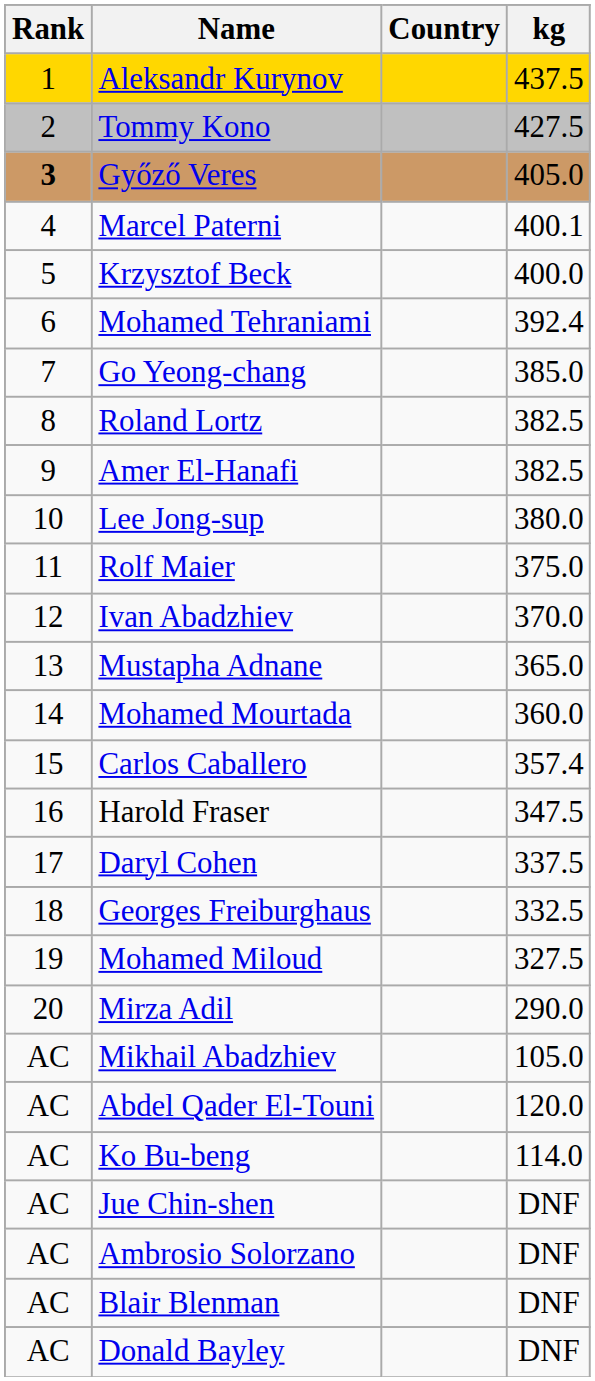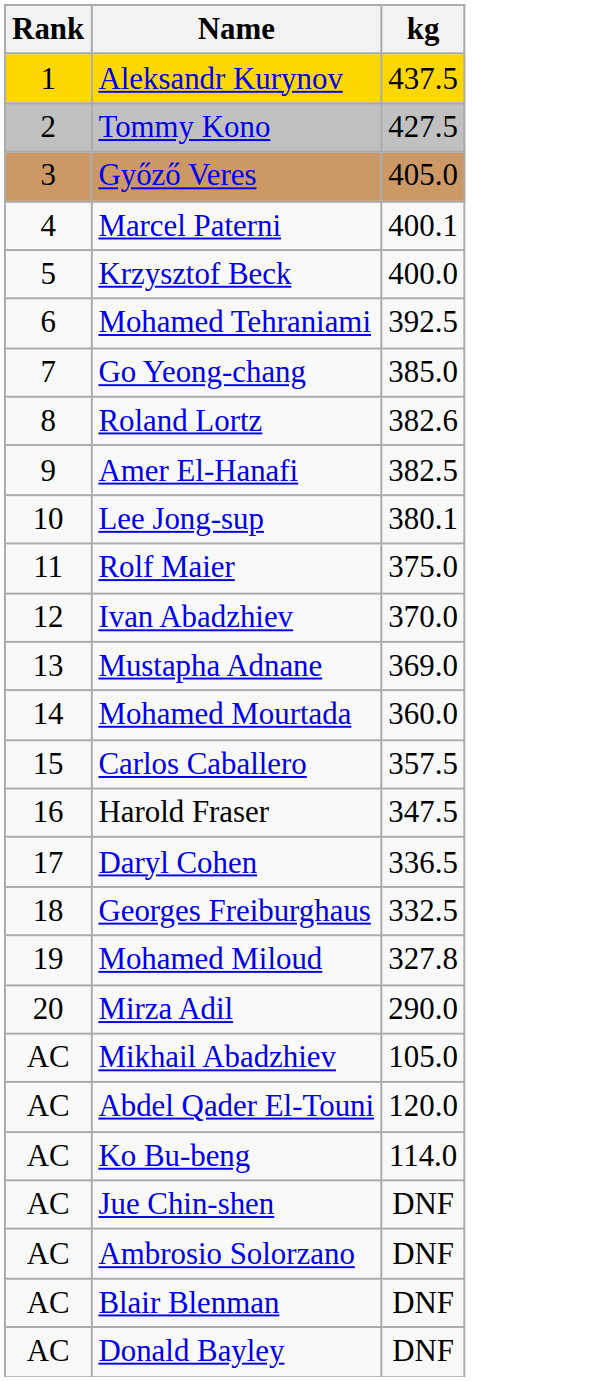- column: (444, 28)
(48, 175) bold -> (48, 175) normal
(549, 322) 392.4 -> (423, 322) 392.5
(549, 420) 382.5 -> (423, 420) 382.6
(549, 518) 380.0 -> (423, 518) 380.1
(549, 665) 365.0 -> (423, 665) 369.0
(549, 763) 357.4 -> (423, 763) 357.5
(549, 861) 337.5 -> (423, 861) 336.5
(549, 959) 327.5 -> (423, 959) 327.8
